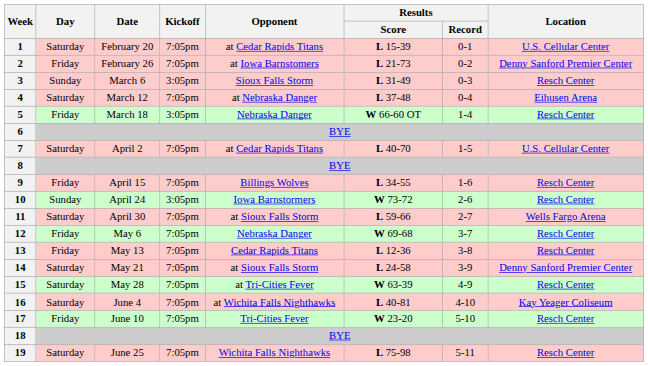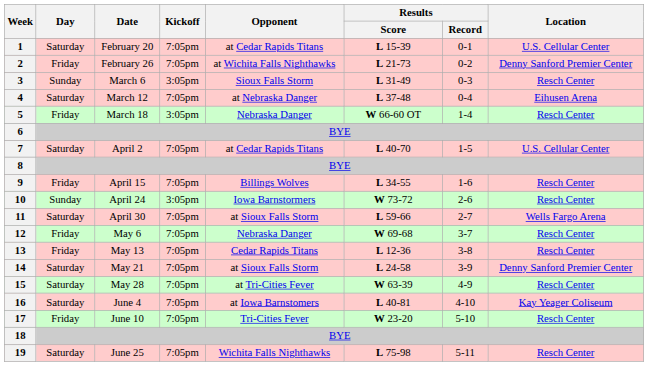(274, 64) at Iowa Barnstomers -> (274, 64) at Wichita Falls Nighthawks
(274, 302) at Wichita Falls Nighthawks -> (274, 302) at Iowa Barnstomers
